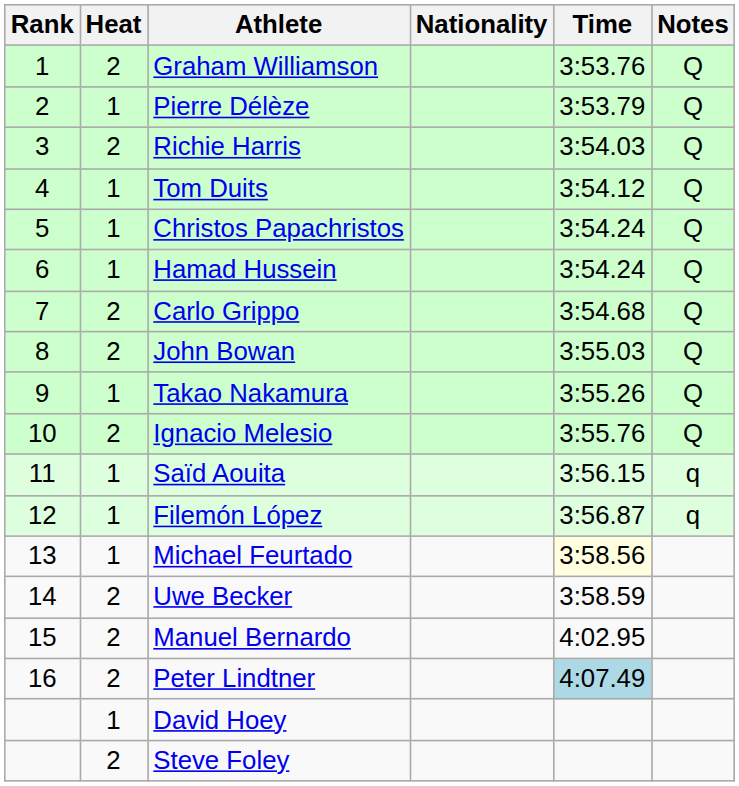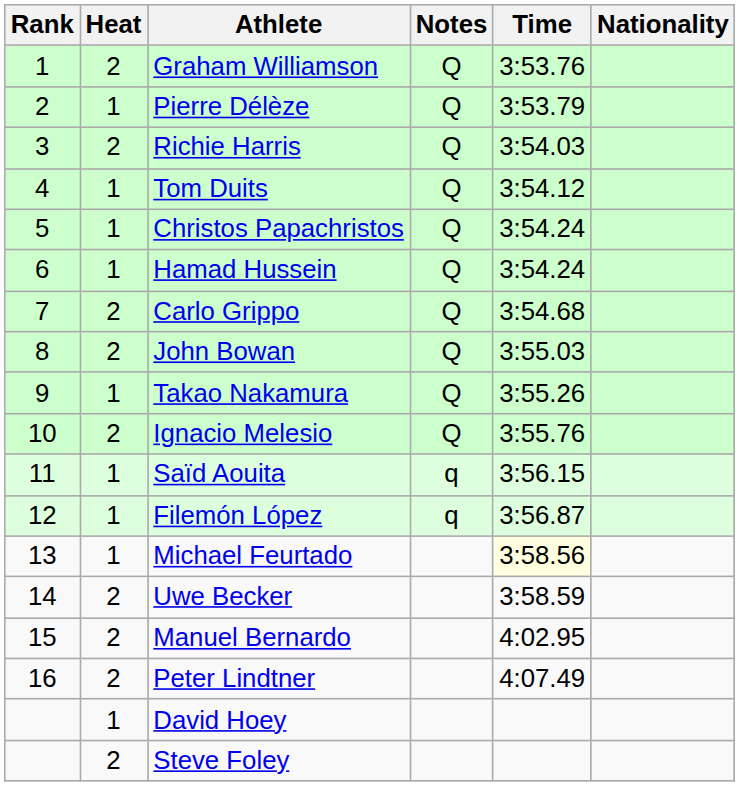columns swapped: (482, 24) <-> (693, 24)
(602, 678) lightblue background -> (542, 678) no background
